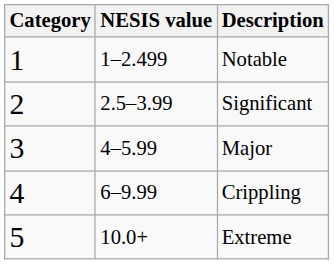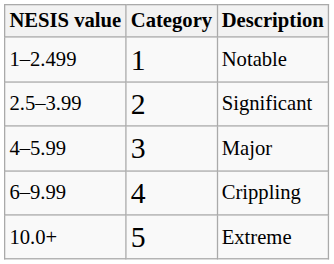columns swapped: (50, 20) <-> (156, 20)
